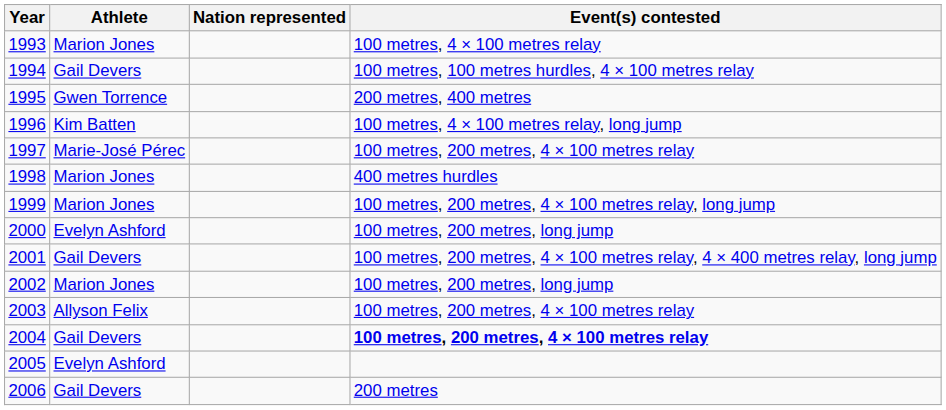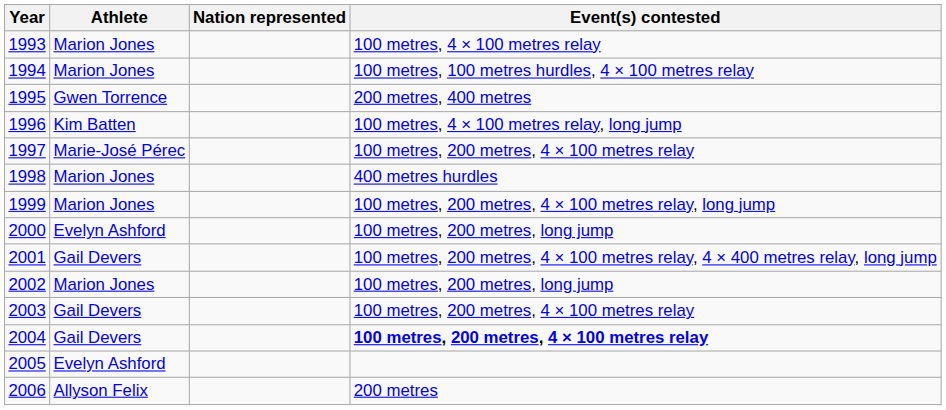(97, 71) Gail Devers -> (104, 71) Marion Jones
(101, 310) Allyson Felix -> (97, 310) Gail Devers
(97, 390) Gail Devers -> (101, 390) Allyson Felix
